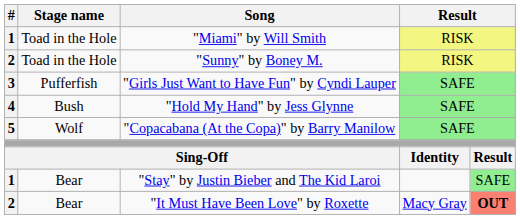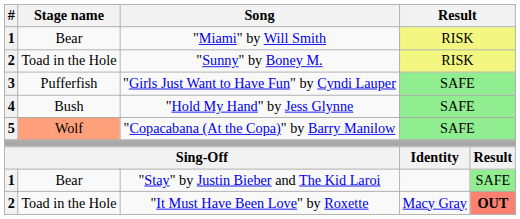(69, 38) Toad in the Hole -> (69, 38) Bear
(69, 128) no background -> (69, 128) lightsalmon background
(69, 203) Bear -> (69, 203) Toad in the Hole
